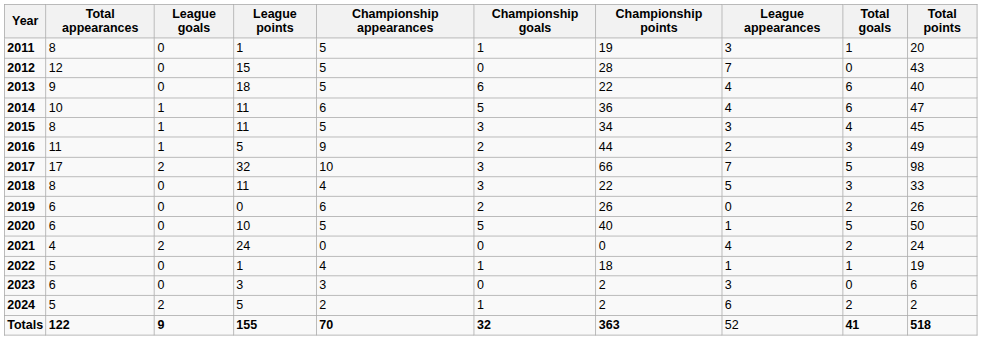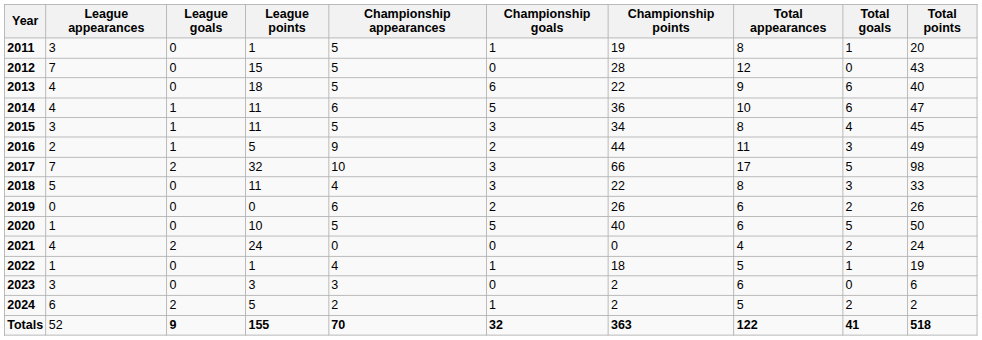columns swapped: (782, 21) <-> (100, 21)
